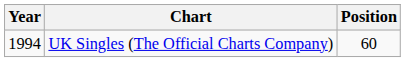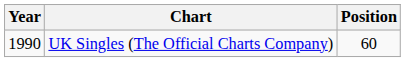(25, 43) 1994 -> (25, 43) 1990
